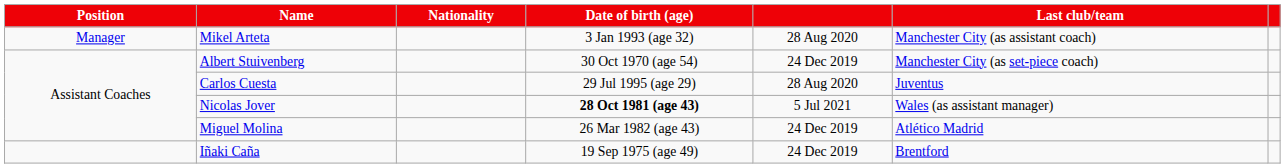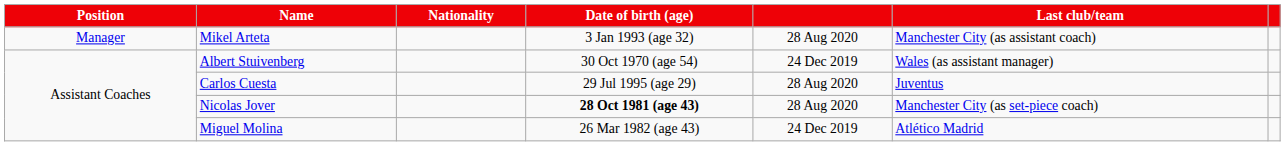(997, 60) Manchester City (as set-piece coach) -> (974, 60) Wales (as assistant manager)
(822, 106) 5 Jul 2021 -> (822, 106) 28 Aug 2020
(974, 106) Wales (as assistant manager) -> (997, 106) Manchester City (as set-piece coach)
- row: (230, 151)
